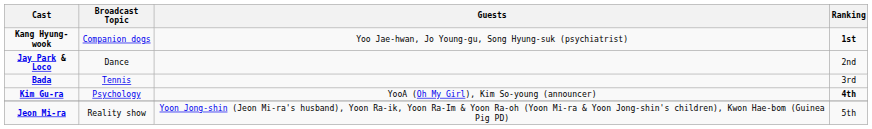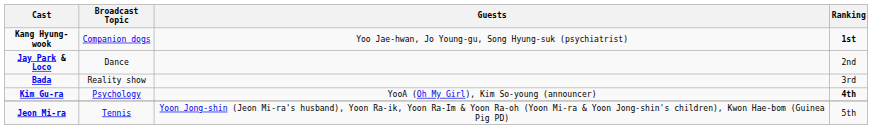(117, 80) Tennis -> (117, 80) Reality show
(117, 112) Reality show -> (117, 112) Tennis
